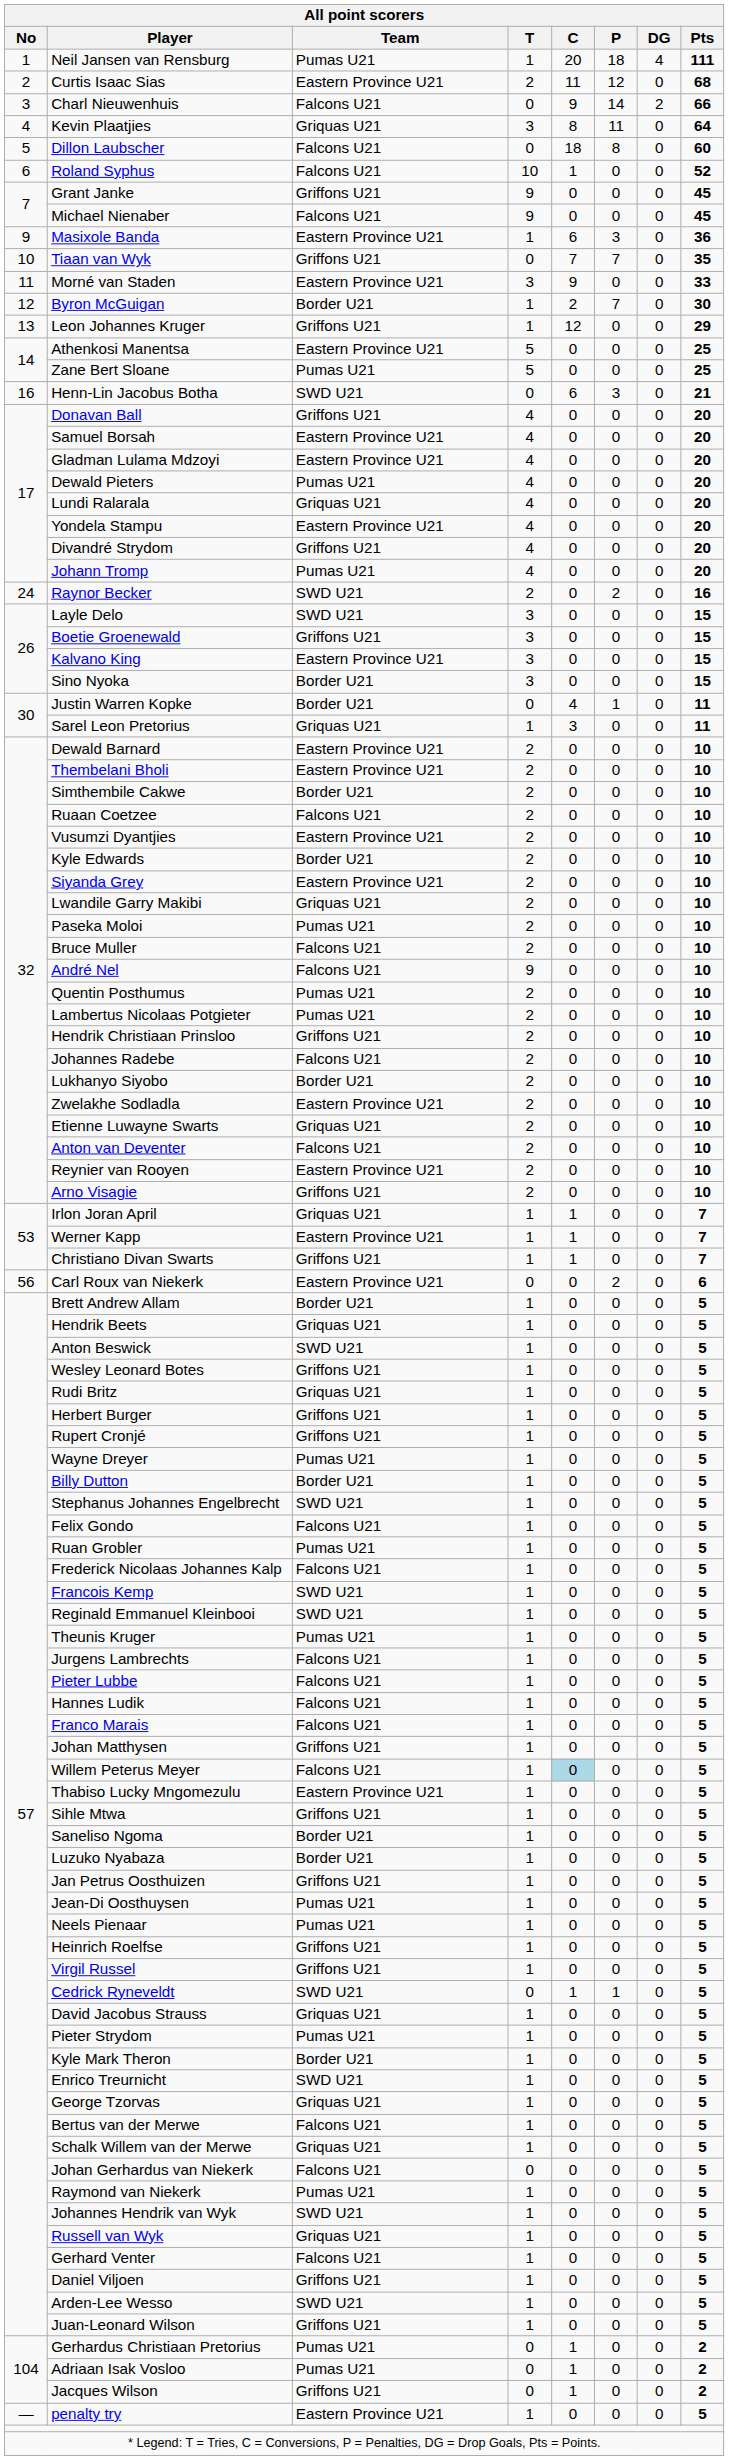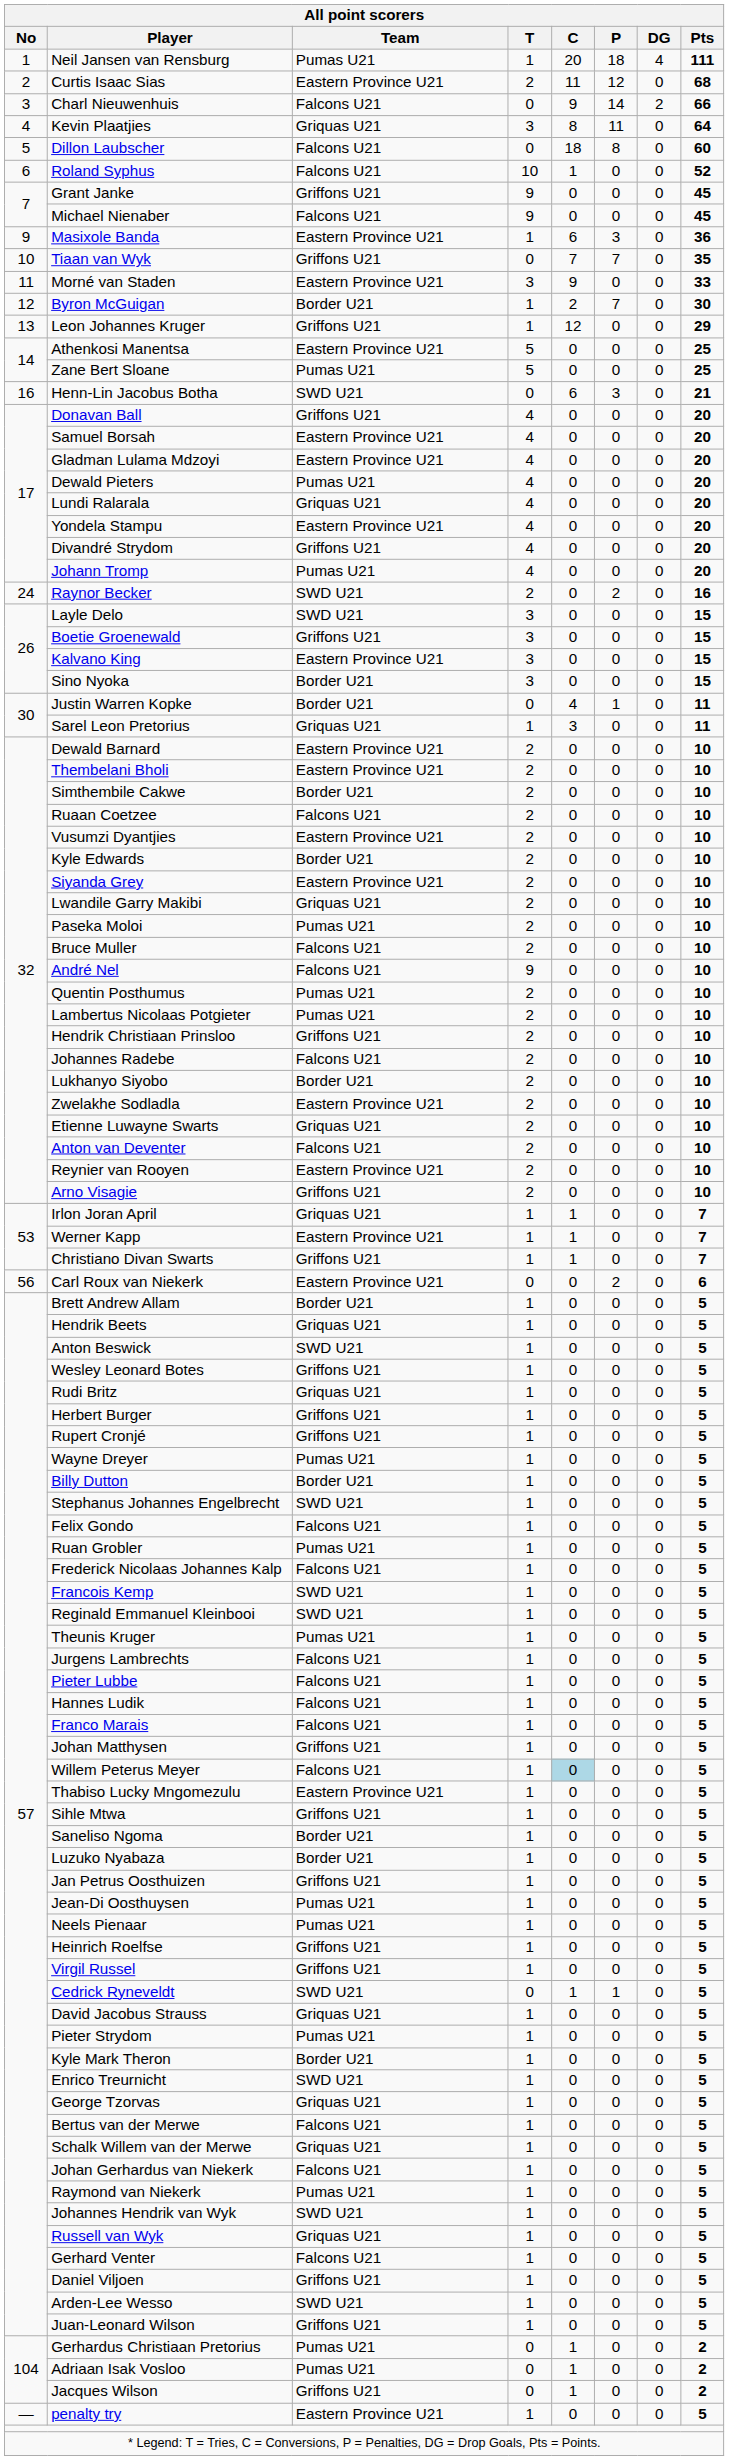(530, 2169) 0 -> (530, 2169) 1
